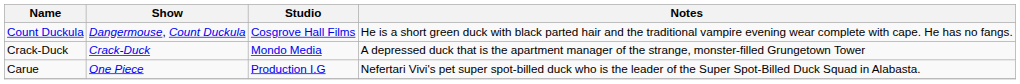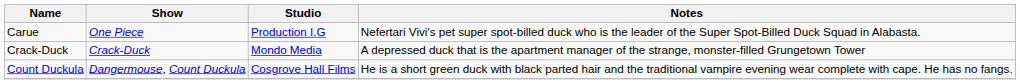rows swapped: (23, 69) <-> (45, 32)
